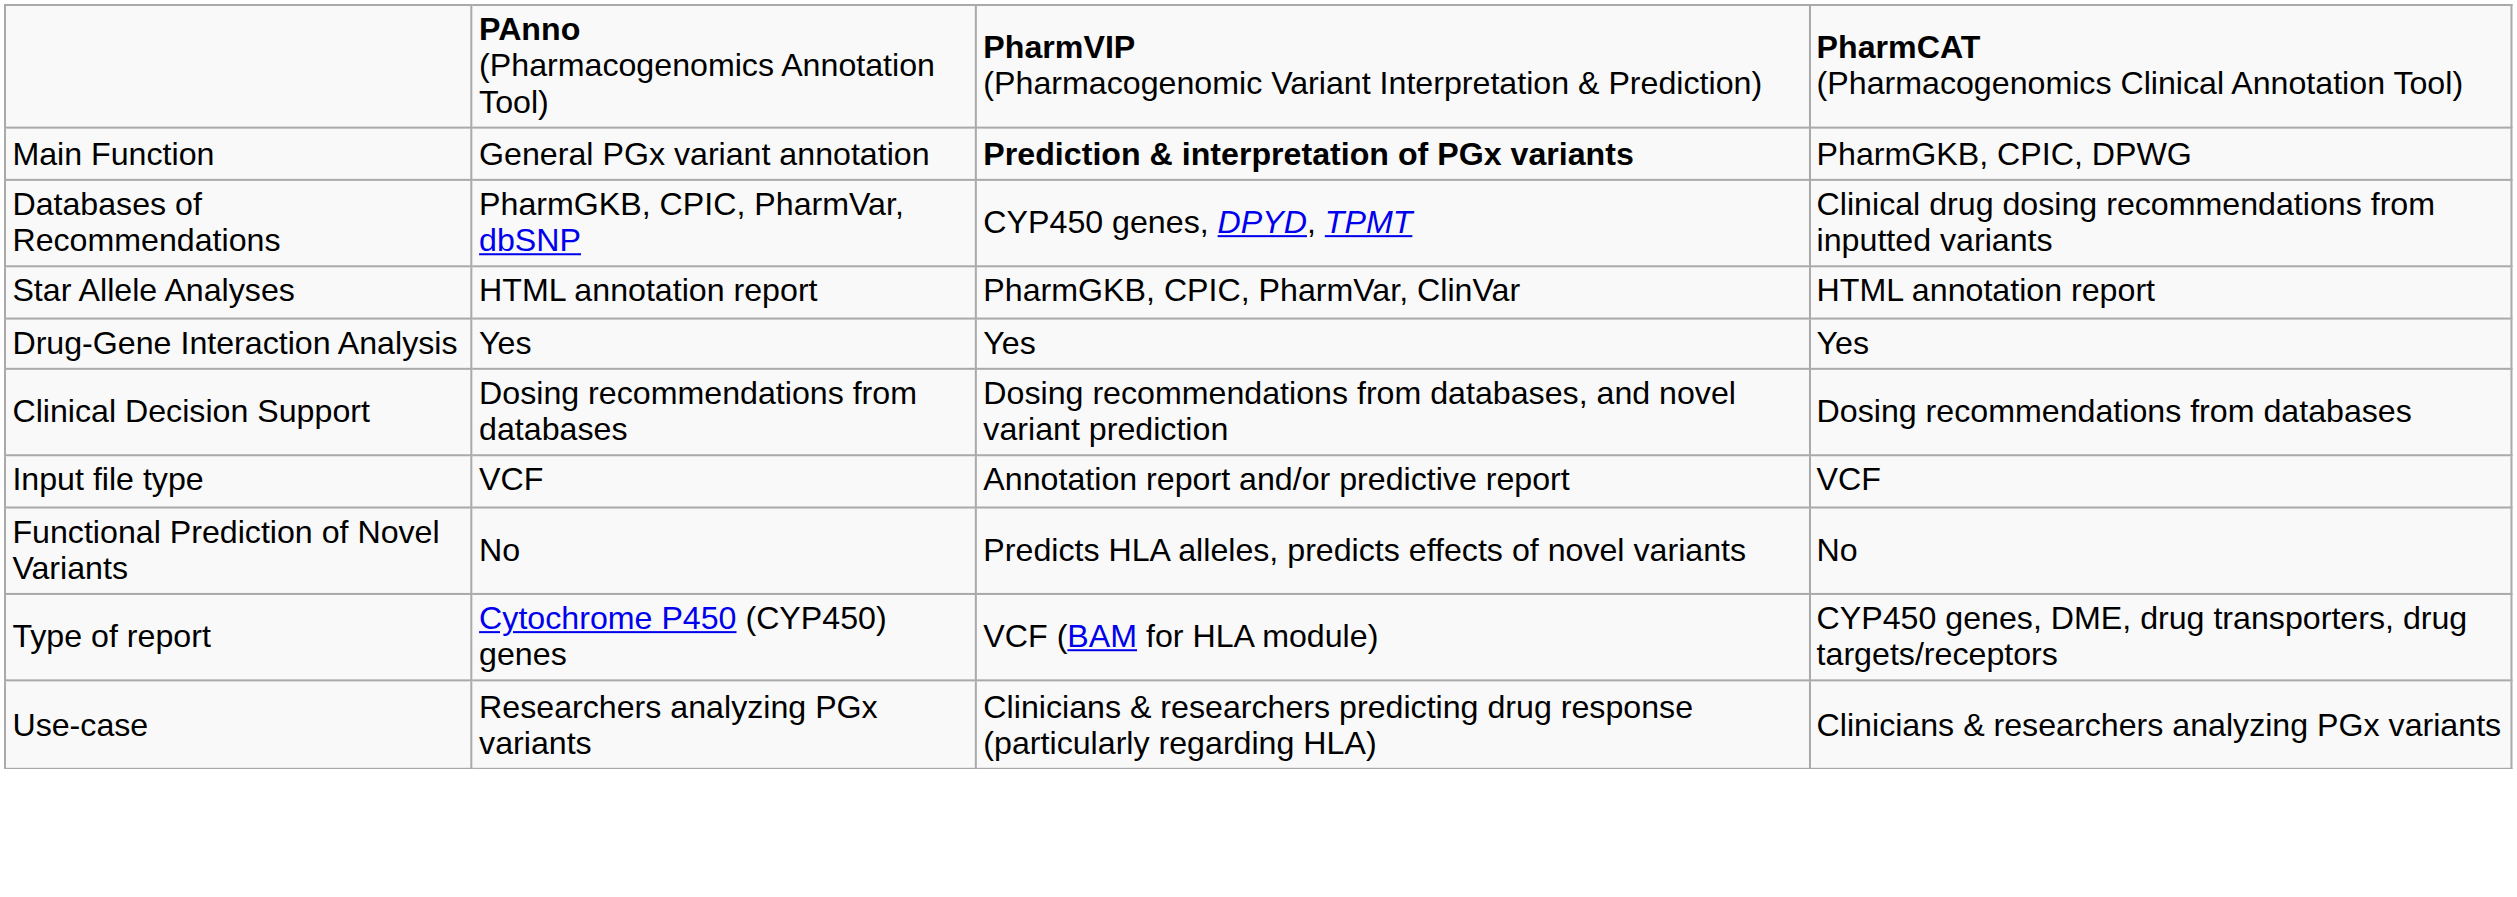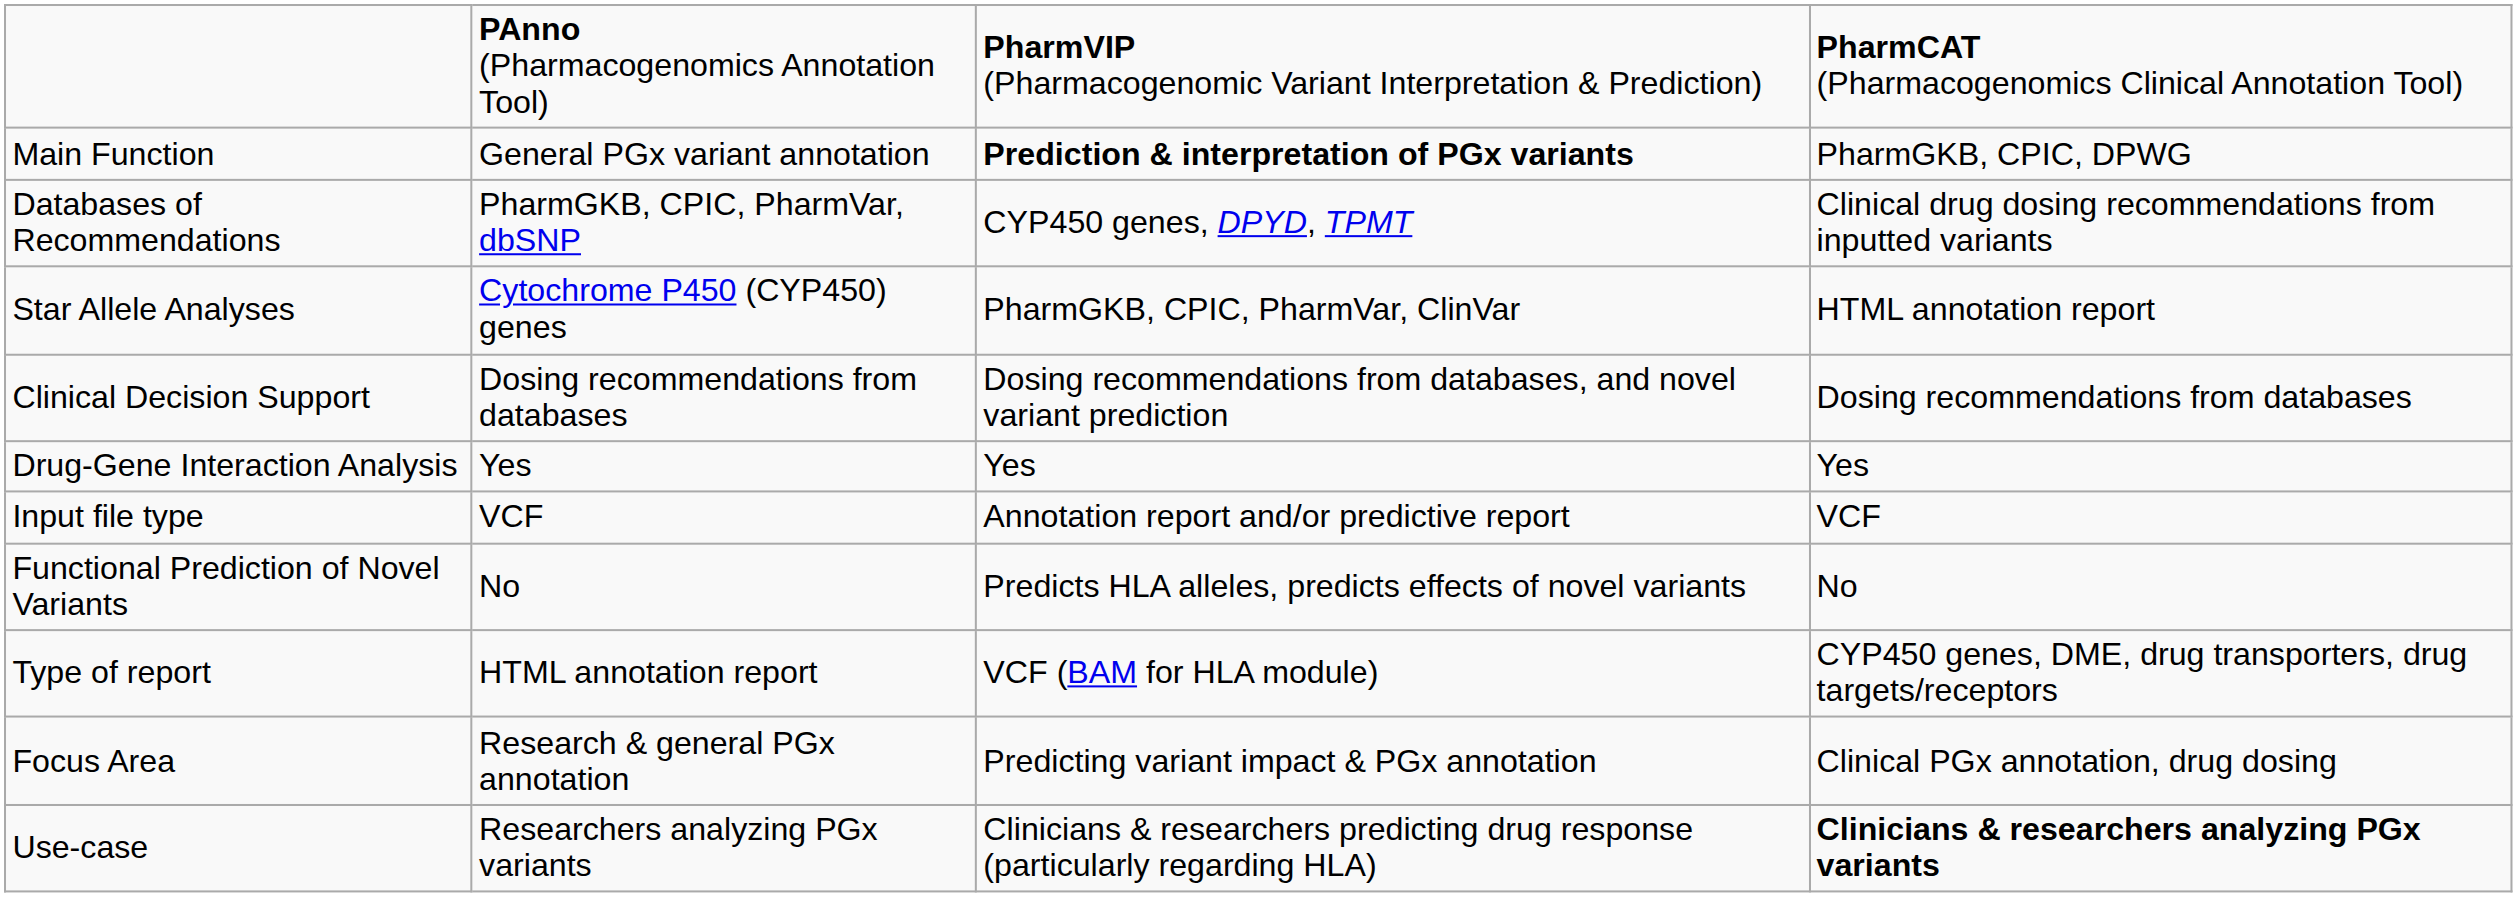(648, 291) HTML annotation report -> (683, 309) Cytochrome P450 (CYP450) genes
rows swapped: (235, 342) <-> (191, 411)
(683, 637) Cytochrome P450 (CYP450) genes -> (648, 673) HTML annotation report
+ row: (94, 760)
(2159, 724) normal -> (2119, 847) bold
